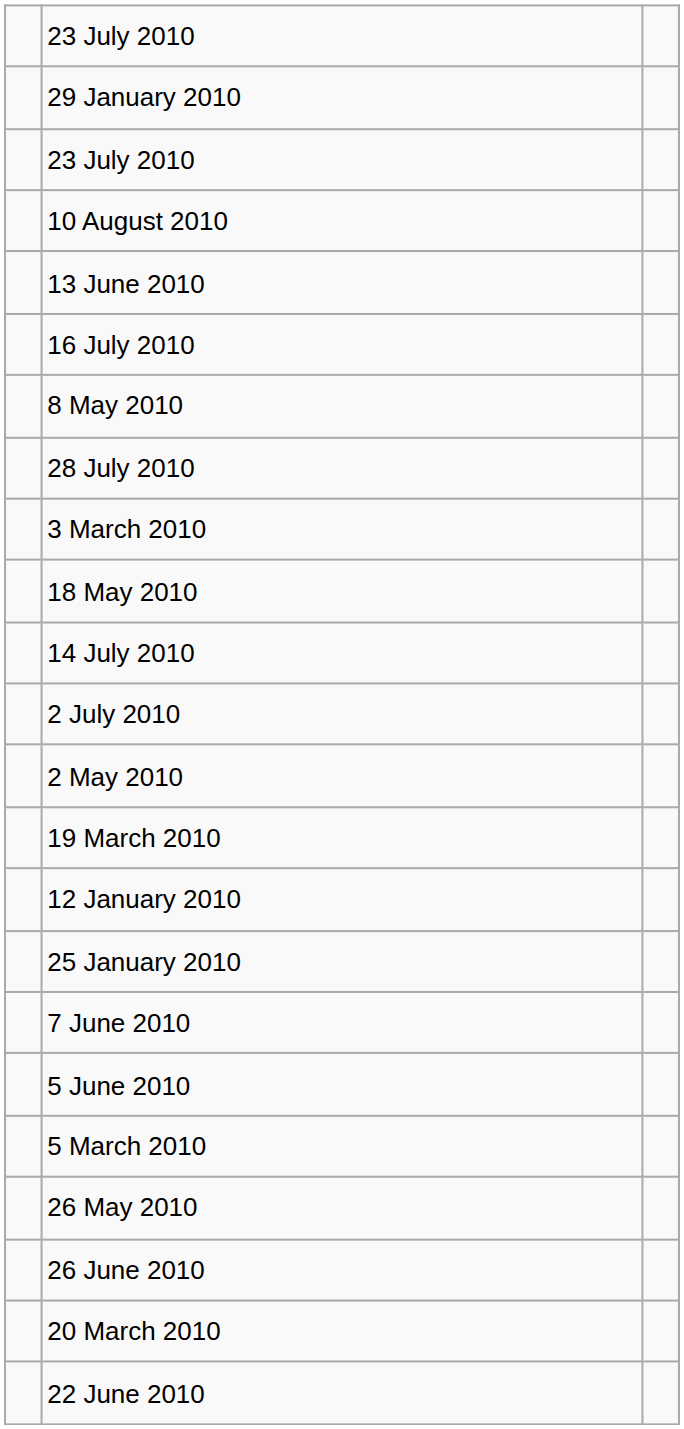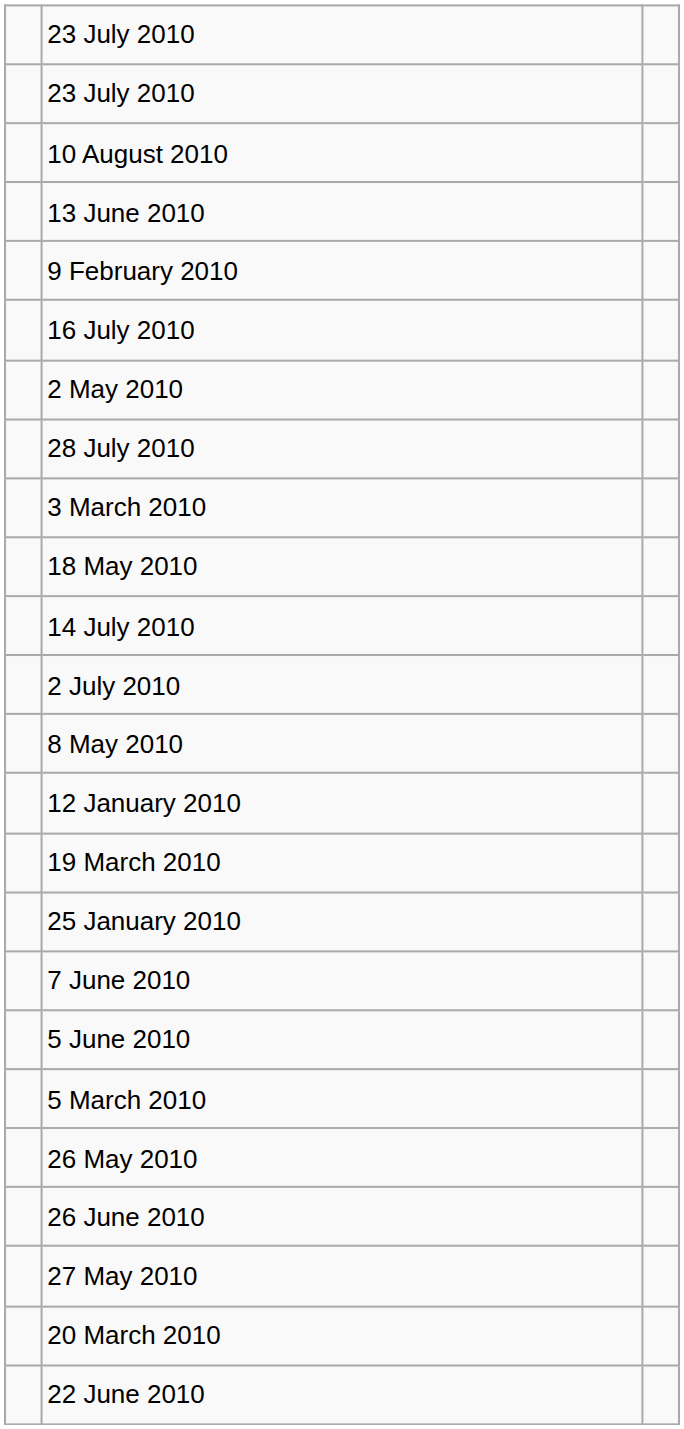- row: (23, 98)
+ row: (23, 271)
rows swapped: (23, 406) <-> (23, 776)
rows swapped: (23, 900) <-> (23, 838)
+ row: (23, 1276)
